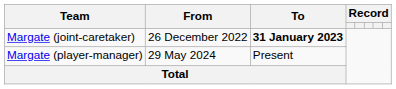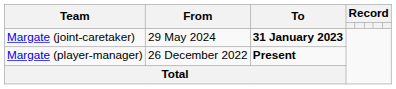(198, 37) 26 December 2022 -> (182, 37) 29 May 2024
(182, 56) 29 May 2024 -> (198, 56) 26 December 2022
(273, 56) normal -> (274, 56) bold
